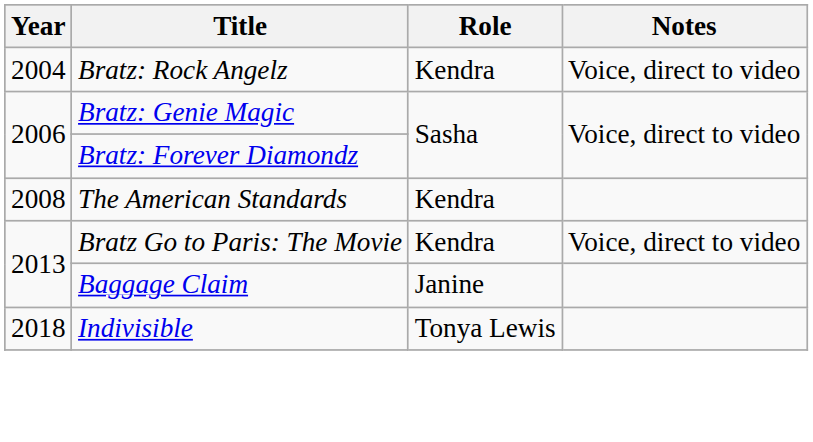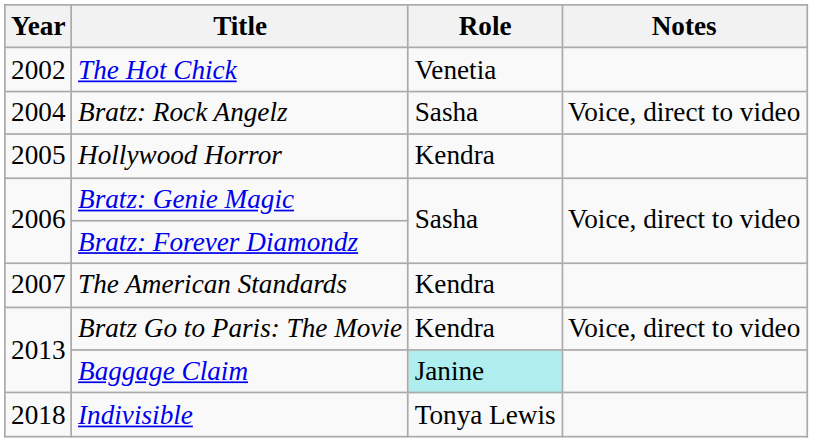+ row: (157, 69)
(455, 69) Kendra -> (446, 112) Sasha
+ row: (180, 155)
(38, 198) 2008 -> (38, 284) 2007
(449, 284) no background -> (449, 371) paleturquoise background
